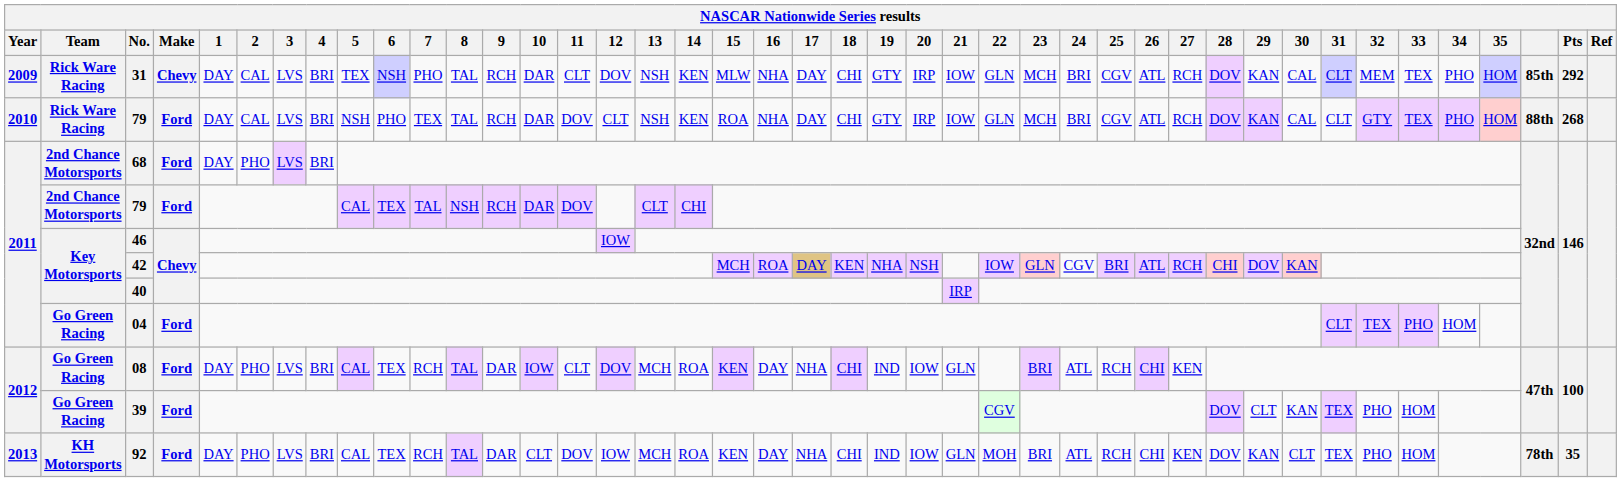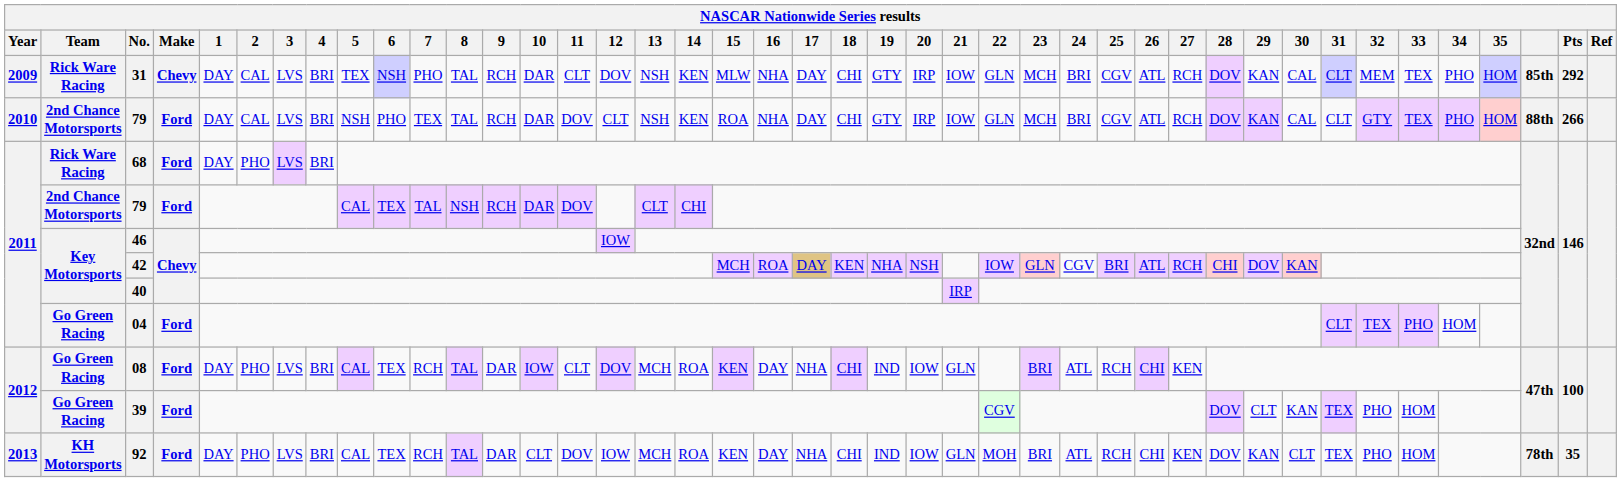(83, 119) Rick Ware Racing -> (83, 119) 2nd Chance Motorsports
(1573, 119) 268 -> (1573, 119) 266
(83, 163) 2nd Chance Motorsports -> (83, 163) Rick Ware Racing
